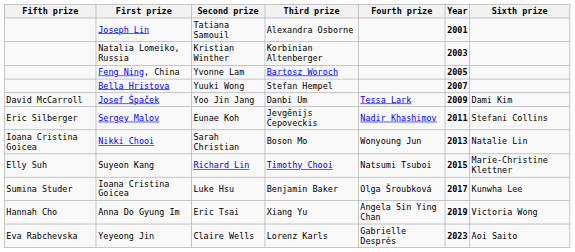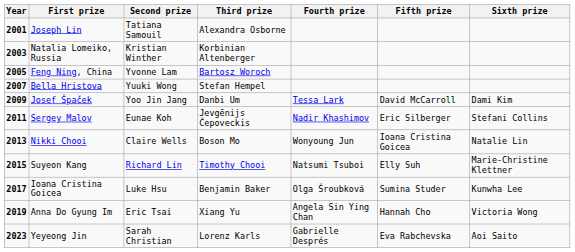columns swapped: (457, 11) <-> (50, 11)
(216, 142) Sarah Christian -> (156, 142) Claire Wells
(224, 236) Claire Wells -> (149, 236) Sarah Christian
